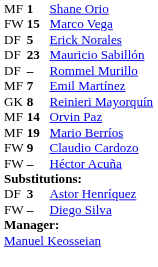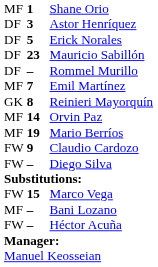rows swapped: (93, 194) <-> (81, 24)
rows swapped: (86, 163) <-> (81, 209)
+ row: (83, 209)
